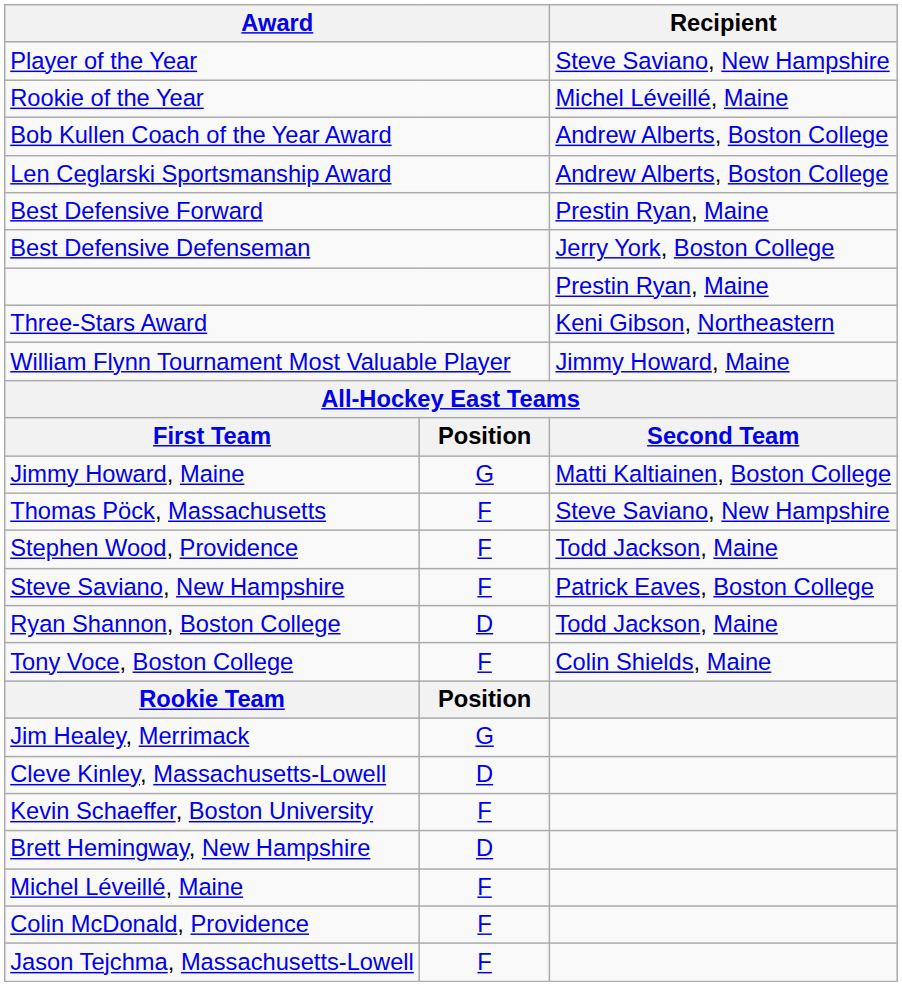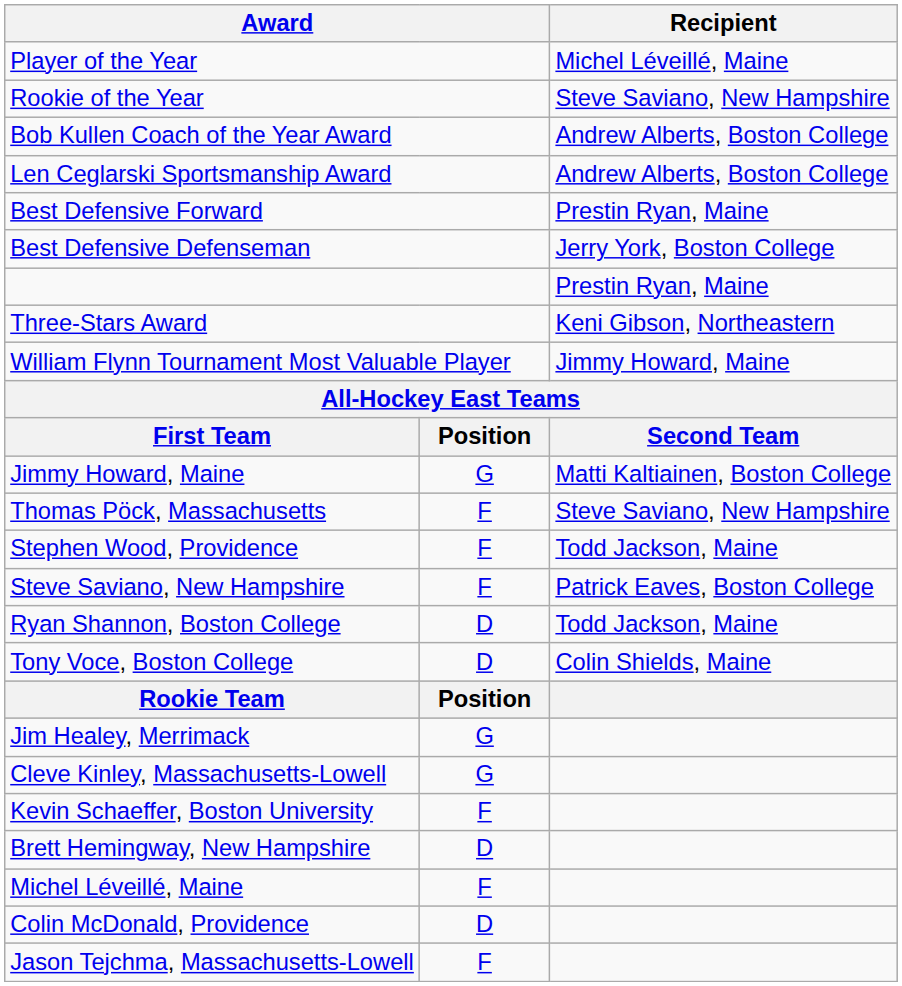(723, 60) Steve Saviano, New Hampshire -> (672, 60) Michel Léveillé, Maine
(672, 98) Michel Léveillé, Maine -> (723, 98) Steve Saviano, New Hampshire
(485, 661) F -> (485, 661) D
(485, 774) D -> (485, 774) G
(485, 924) F -> (485, 924) D
